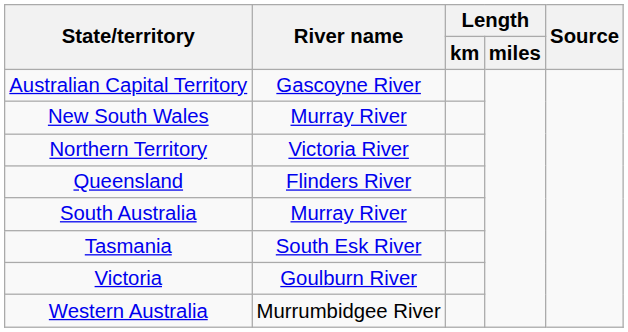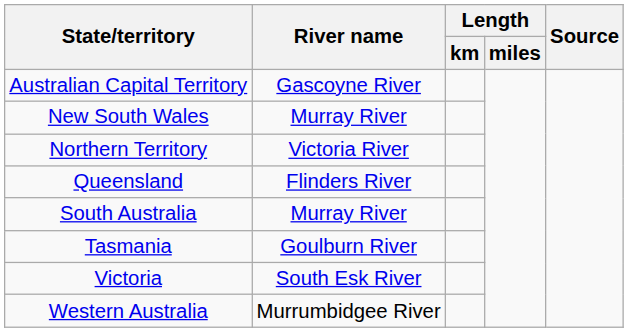(349, 246) South Esk River -> (349, 246) Goulburn River
(349, 278) Goulburn River -> (349, 278) South Esk River
